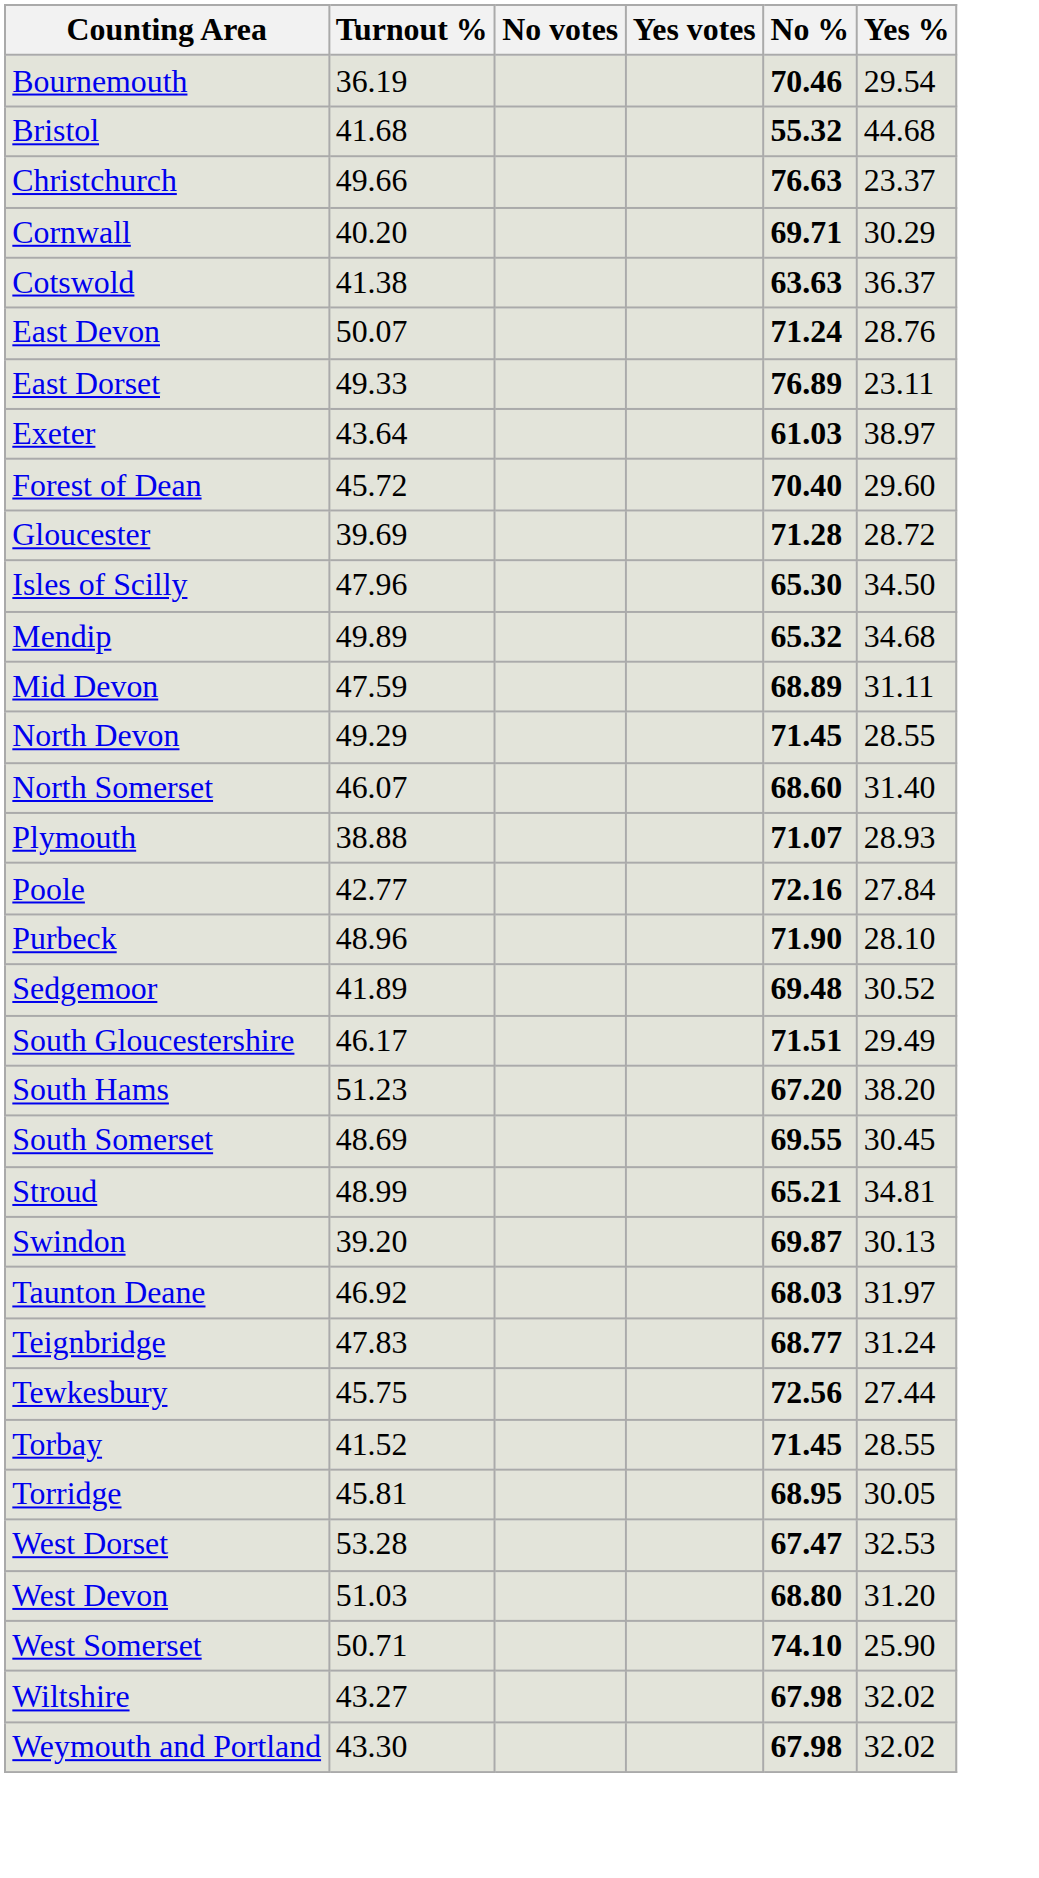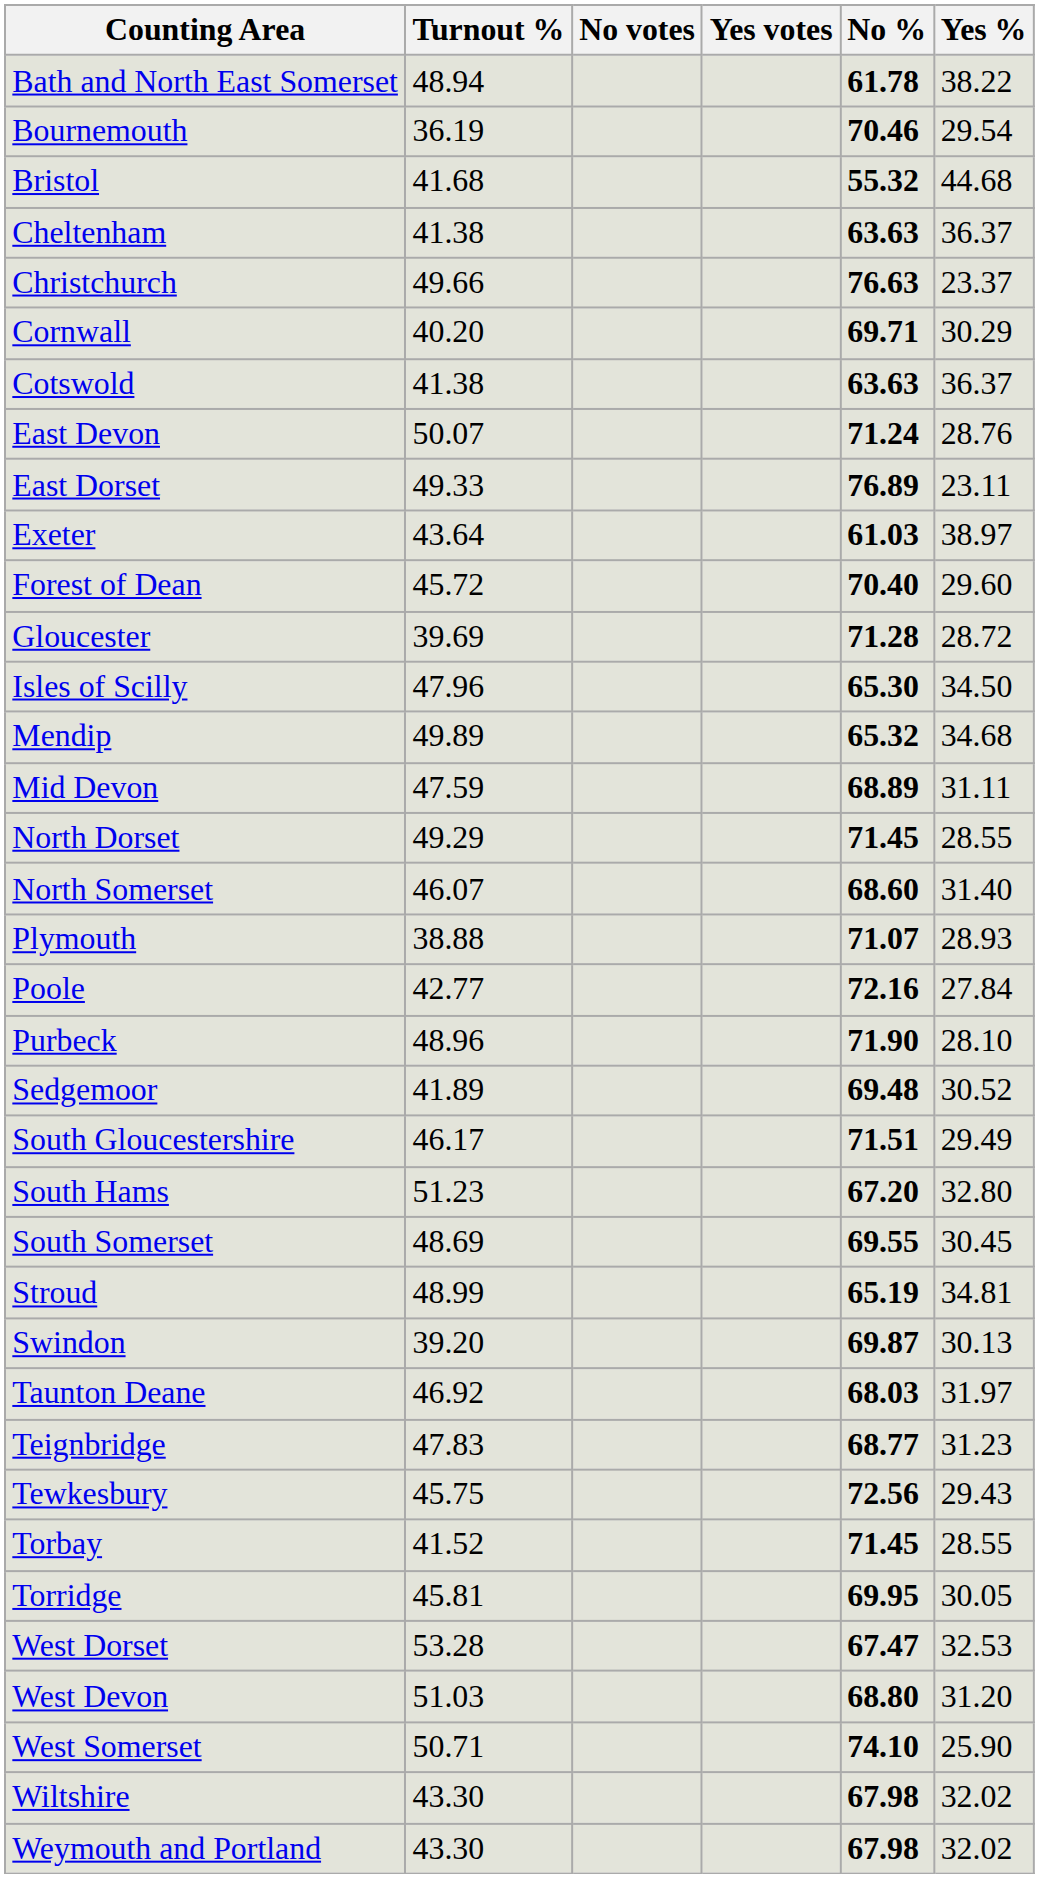+ row: (205, 80)
+ row: (89, 231)
+ row: (96, 837)
- row: (96, 736)
(900, 1090) 38.20 -> (976, 1191) 32.80
(806, 1191) 65.21 -> (883, 1292) 65.19
(900, 1342) 31.24 -> (976, 1443) 31.23
(900, 1393) 27.44 -> (976, 1494) 29.43
(806, 1494) 68.95 -> (883, 1595) 69.95
(372, 1696) 43.27 -> (448, 1797) 43.30
